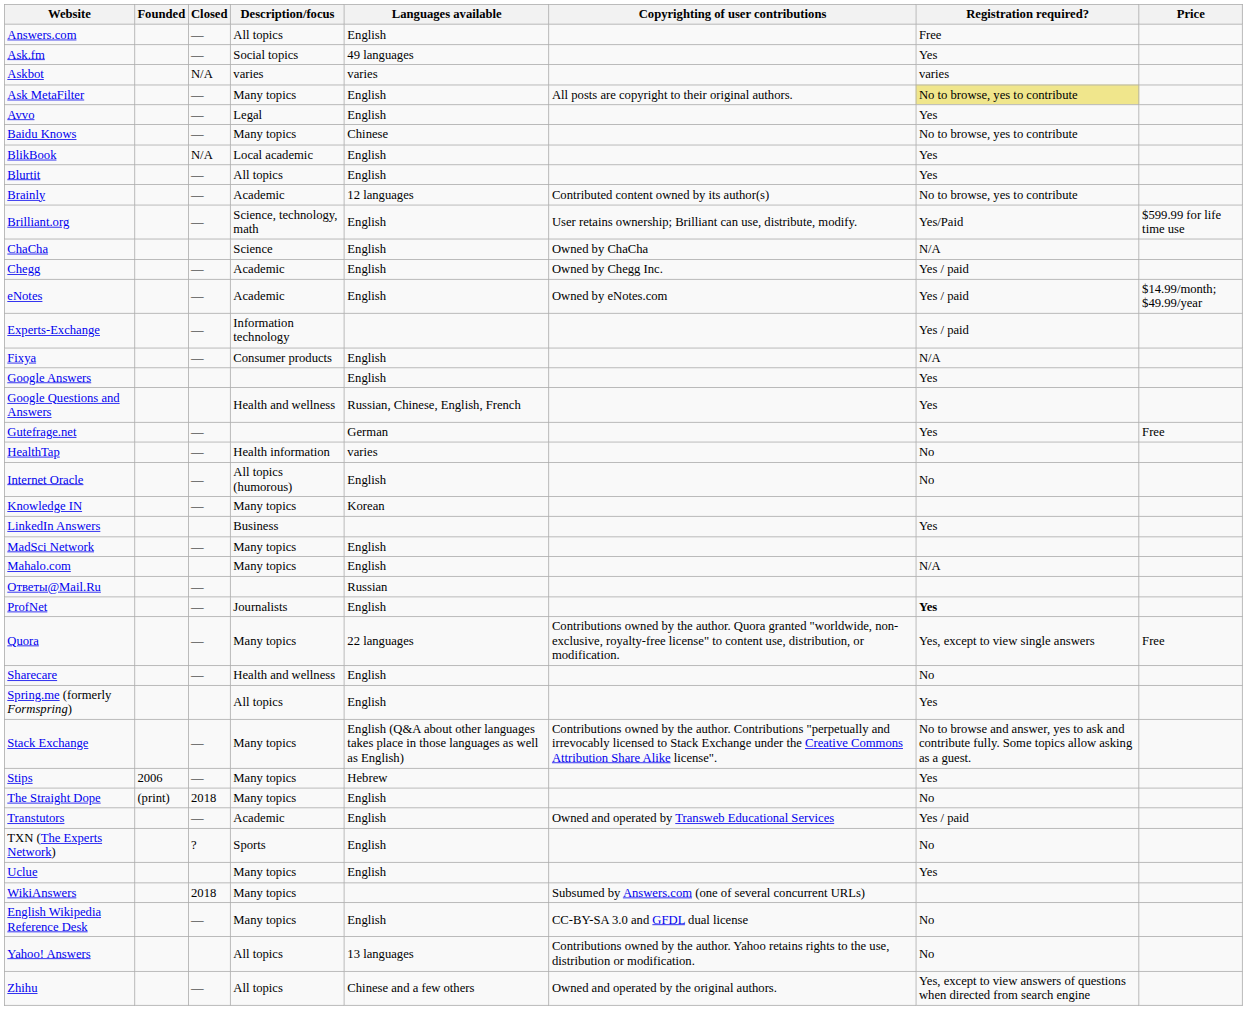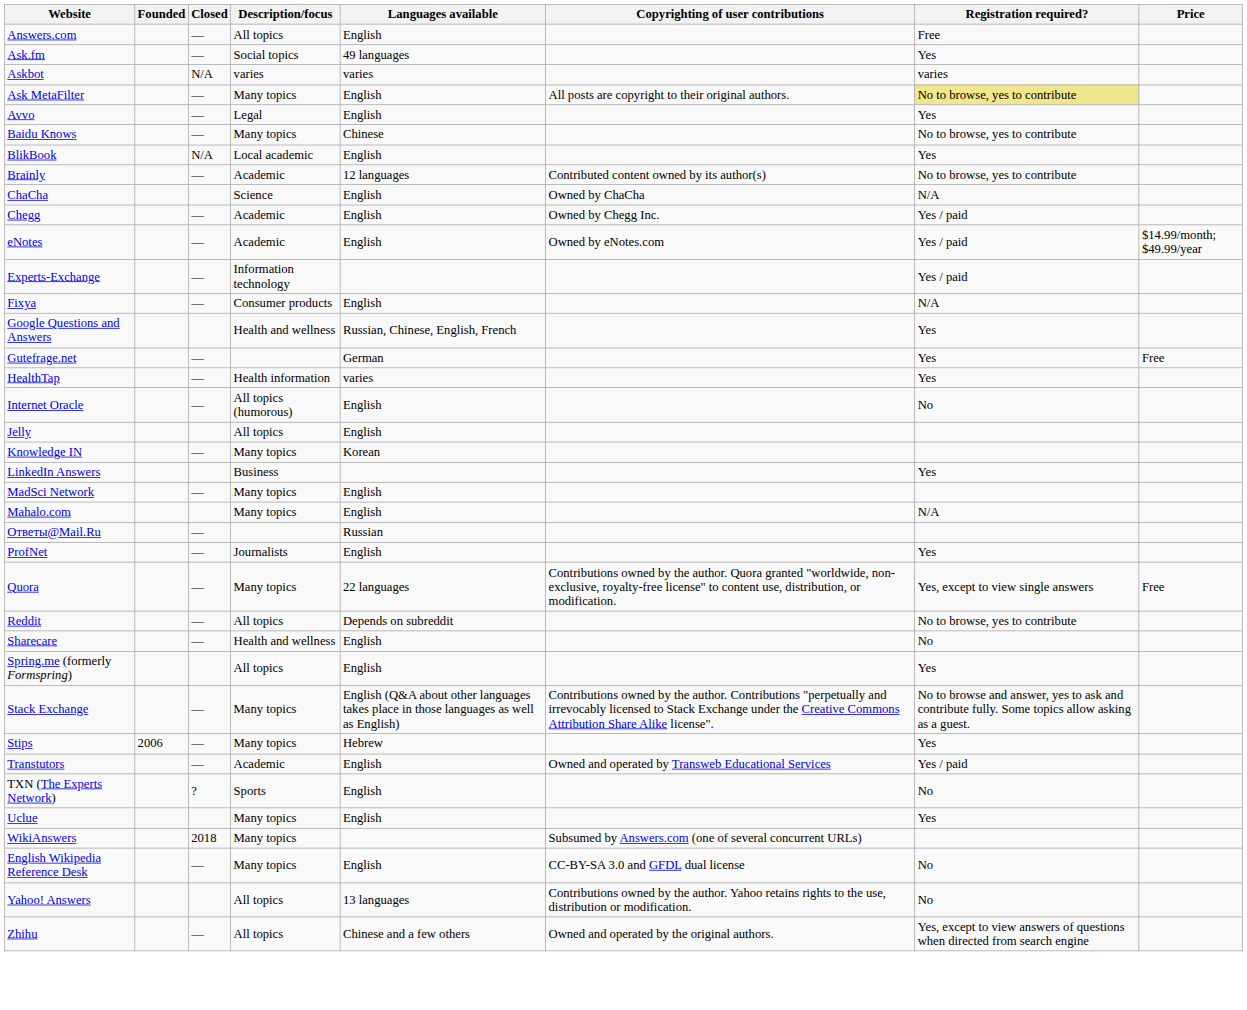- row: (24, 174)
- row: (38, 222)
- row: (49, 377)
(927, 452) No -> (927, 377) Yes
+ row: (19, 432)
(928, 606) bold -> (927, 552) normal
+ row: (24, 621)
- row: (54, 798)
